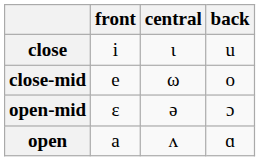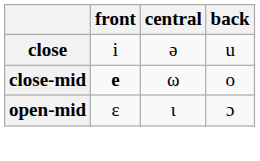(173, 49) ɩ -> (173, 49) ə
(115, 79) normal -> (115, 79) bold
(173, 110) ə -> (173, 110) ɩ
- row: (48, 140)
